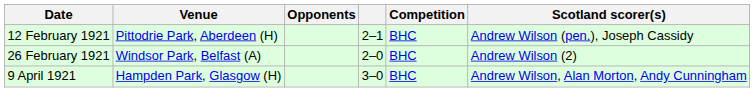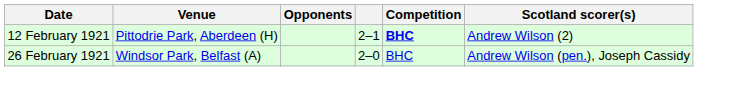(403, 35) normal -> (400, 35) bold
(582, 35) Andrew Wilson (pen.), Joseph Cassidy -> (520, 35) Andrew Wilson (2)
(524, 55) Andrew Wilson (2) -> (579, 55) Andrew Wilson (pen.), Joseph Cassidy
- row: (42, 76)
